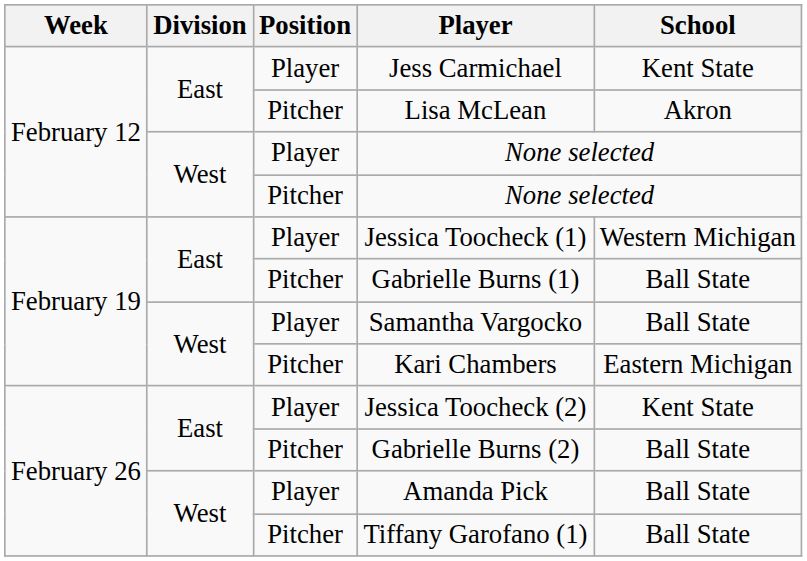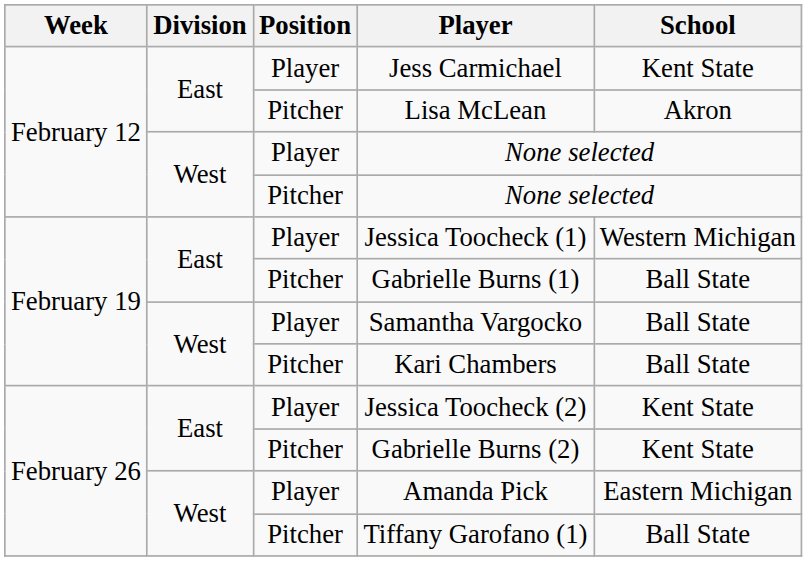(698, 364) Eastern Michigan -> (698, 364) Ball State
(698, 449) Ball State -> (698, 449) Kent State
(698, 491) Ball State -> (698, 491) Eastern Michigan
